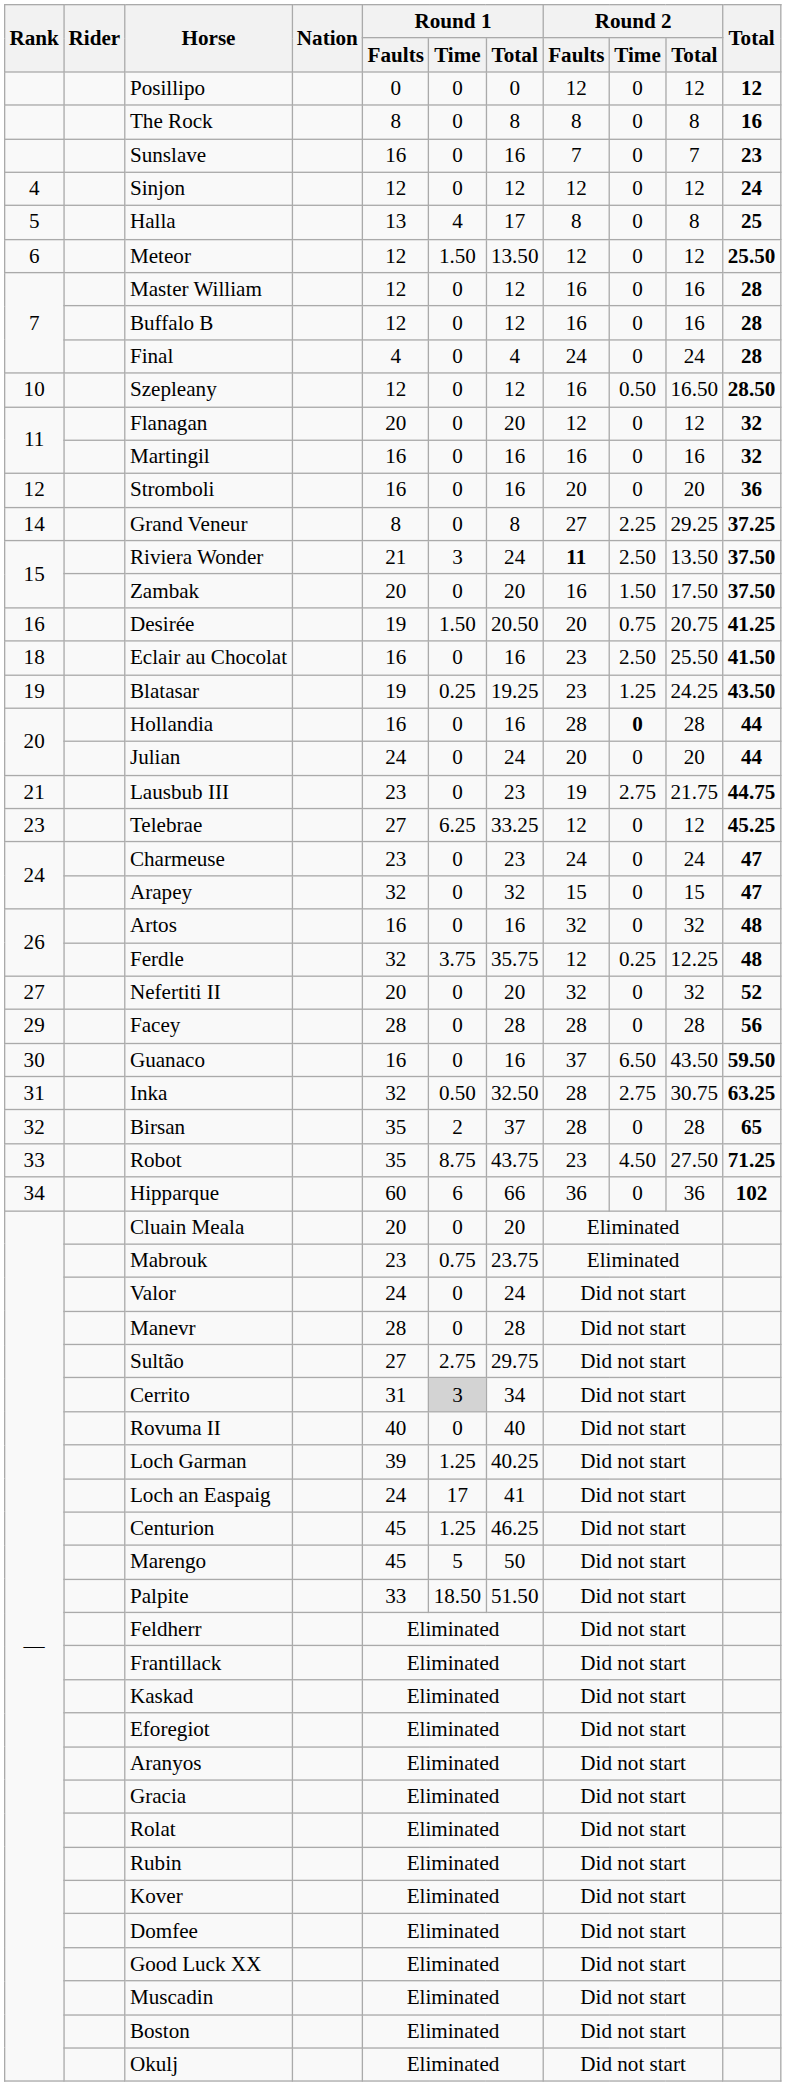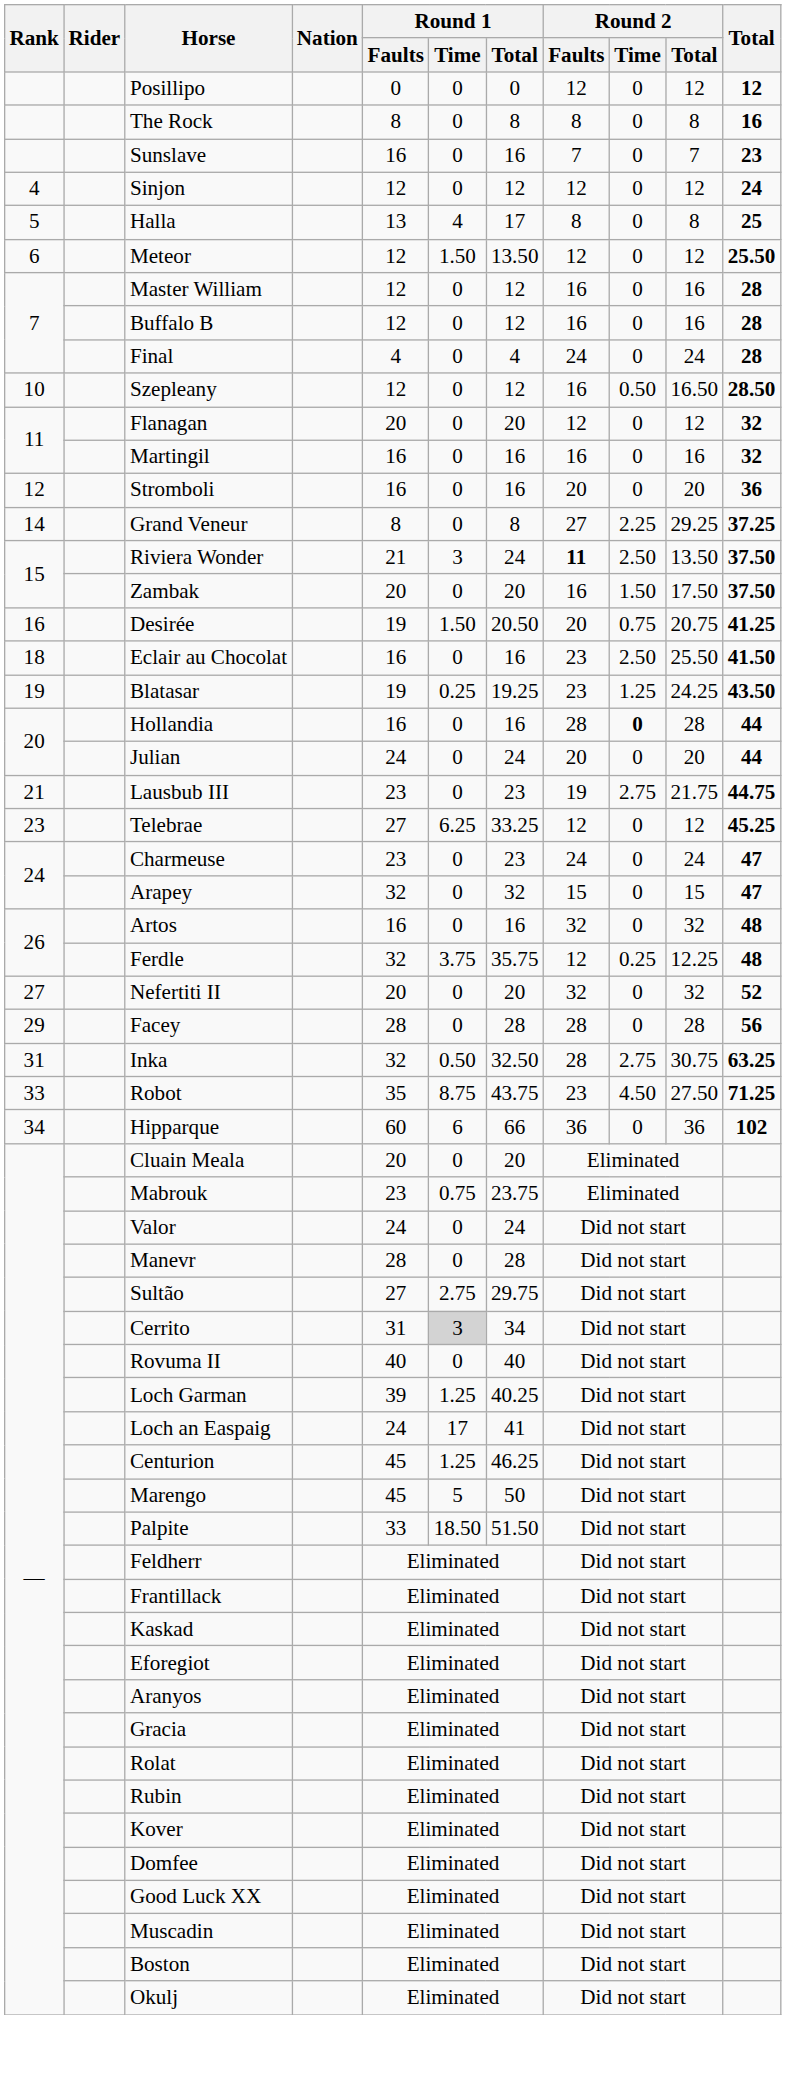- row: (167, 1059)
- row: (158, 1126)
